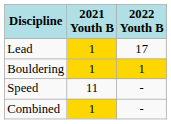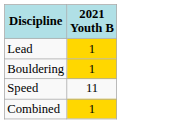- column: (142, 21)
